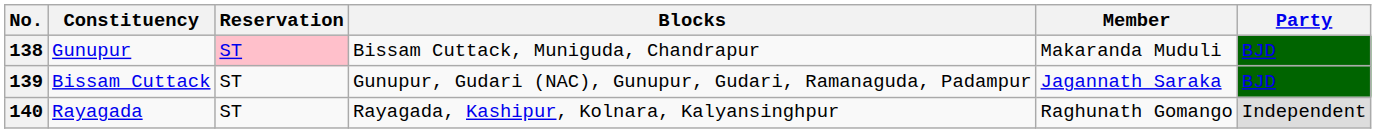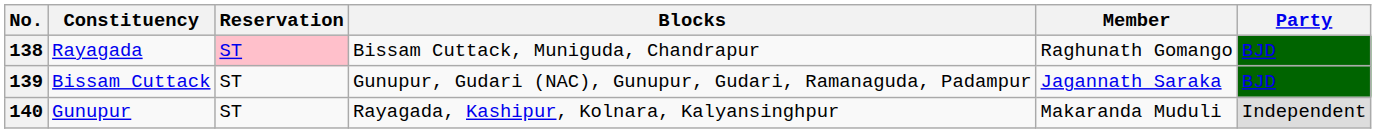(92, 51) Gunupur -> (97, 51) Rayagada
(1131, 51) Makaranda Muduli -> (1137, 51) Raghunath Gomango
(97, 112) Rayagada -> (92, 112) Gunupur
(1137, 112) Raghunath Gomango -> (1131, 112) Makaranda Muduli
